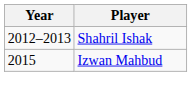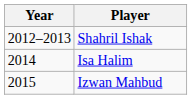+ row: (105, 60)
